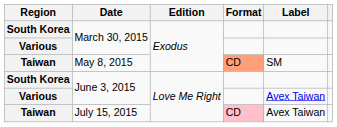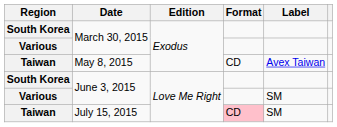(233, 63) lightsalmon background -> (233, 63) no background
(274, 63) SM -> (296, 63) Avex Taiwan
(296, 96) Avex Taiwan -> (274, 96) SM
(296, 113) Avex Taiwan -> (274, 113) SM
